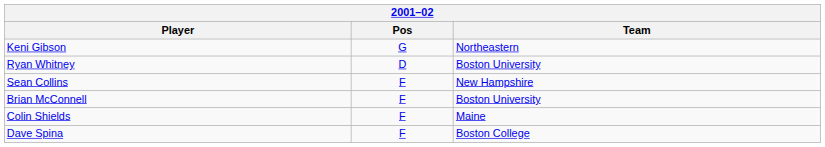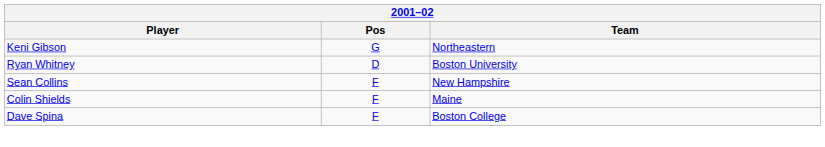- row: (47, 99)
